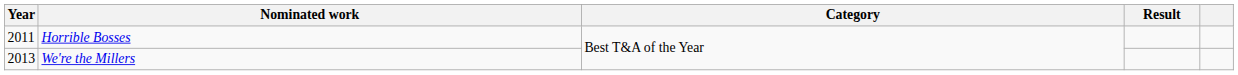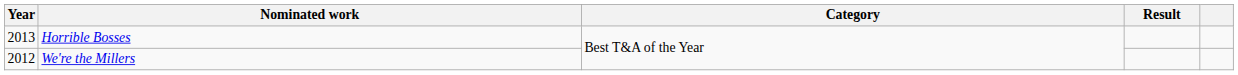(21, 37) 2011 -> (21, 37) 2013
(21, 59) 2013 -> (21, 59) 2012
